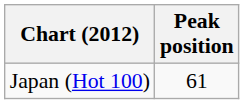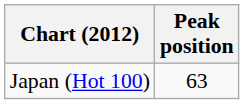(197, 80) 61 -> (197, 80) 63
